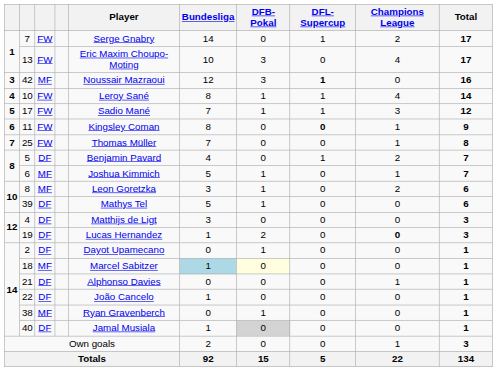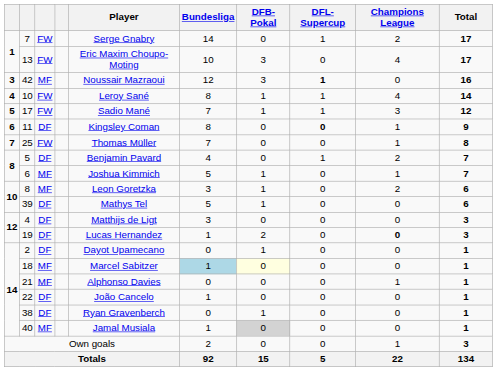(45, 127) FW -> (45, 127) DF
(45, 281) DF -> (45, 281) MF
(45, 312) MF -> (45, 312) DF
(45, 328) DF -> (45, 328) MF
